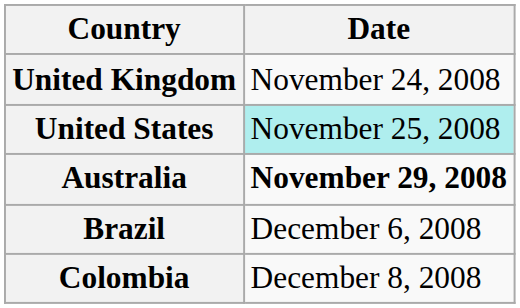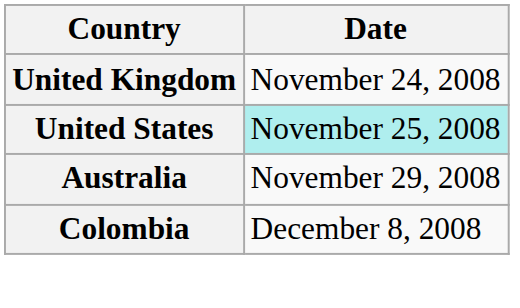(379, 178) bold -> (376, 178) normal
- row: (124, 228)
